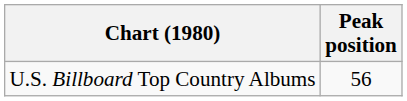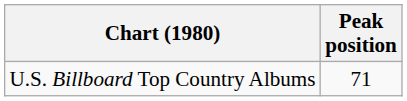(361, 78) 56 -> (361, 78) 71
